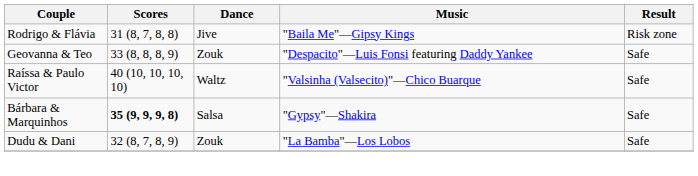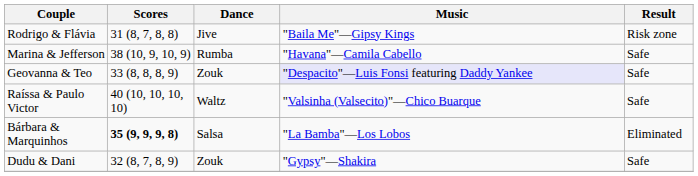+ row: (56, 53)
(408, 53) no background -> (408, 73) lavender background
(329, 114) "Gypsy"—Shakira -> (346, 134) "La Bamba"—Los Lobos
(638, 114) Safe -> (655, 134) Eliminated
(346, 141) "La Bamba"—Los Lobos -> (329, 161) "Gypsy"—Shakira
